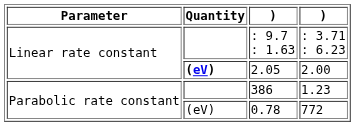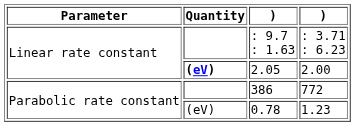(316, 90) 1.23 -> (312, 90) 772
(312, 110) 772 -> (316, 110) 1.23
